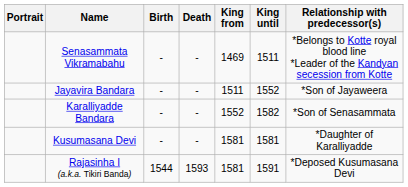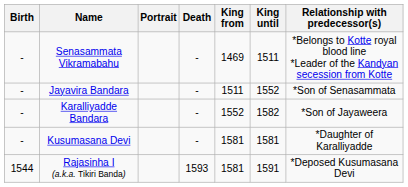columns swapped: (25, 18) <-> (161, 18)
(344, 91) *Son of Jayaweera -> (344, 91) *Son of Senasammata
(344, 113) *Son of Senasammata -> (344, 113) *Son of Jayaweera
